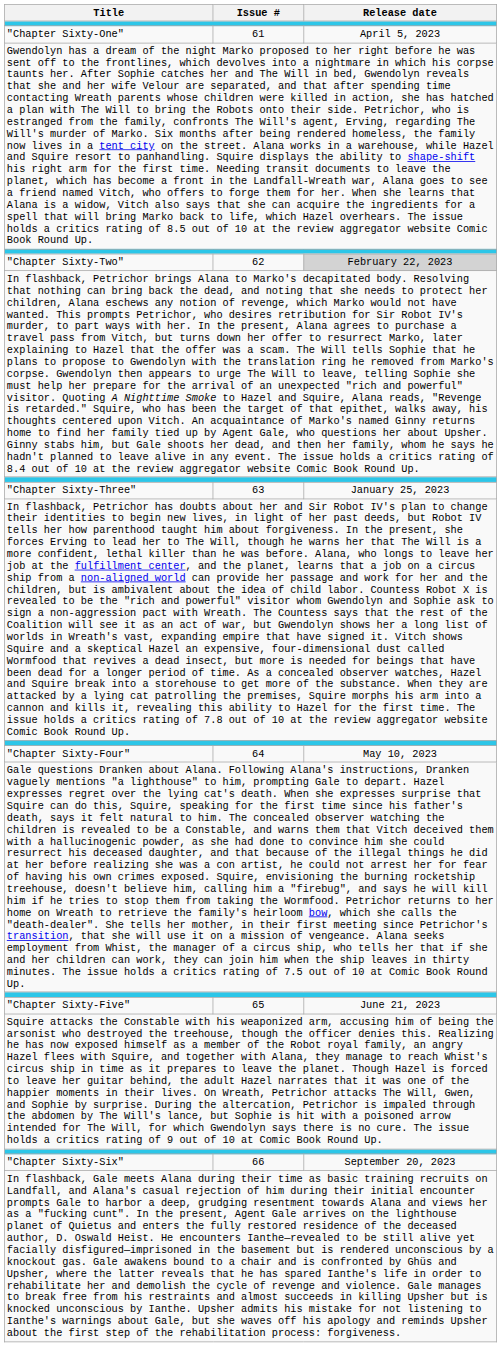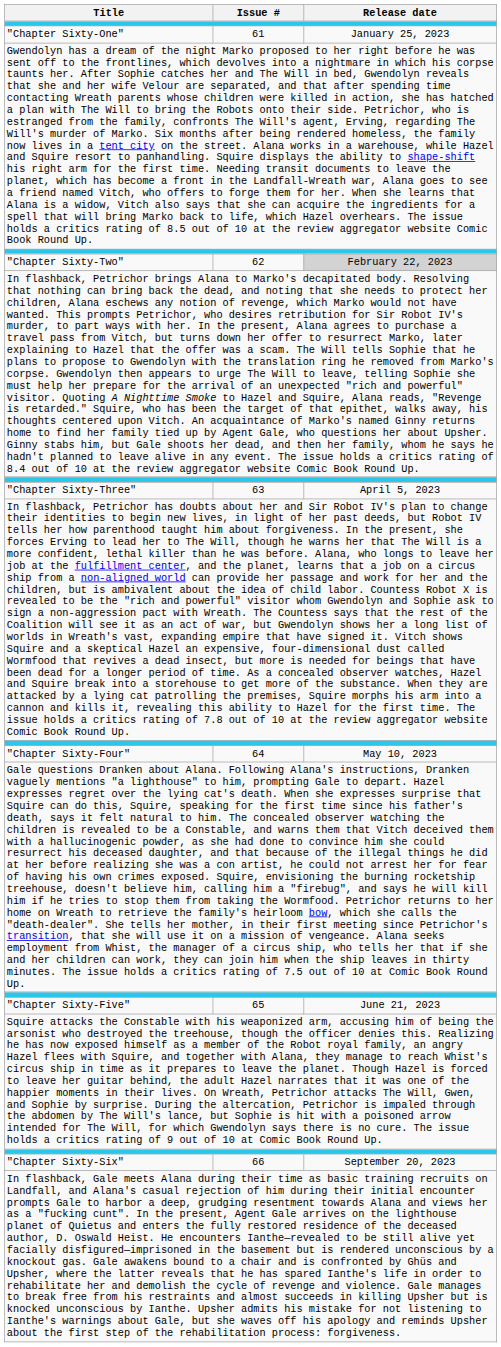(400, 34) April 5, 2023 -> (400, 34) January 25, 2023
(400, 490) January 25, 2023 -> (400, 490) April 5, 2023
